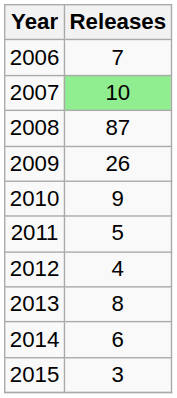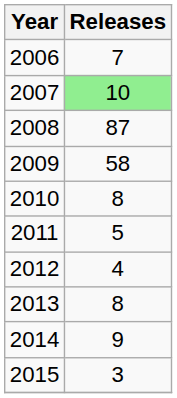(118, 163) 26 -> (118, 163) 58
(118, 198) 9 -> (118, 198) 8
(118, 339) 6 -> (118, 339) 9
